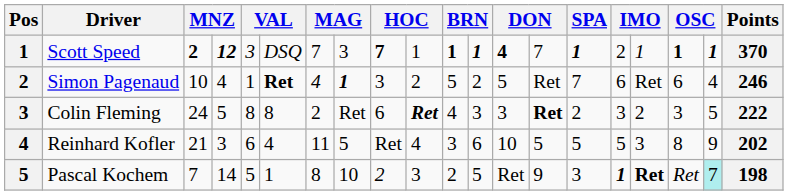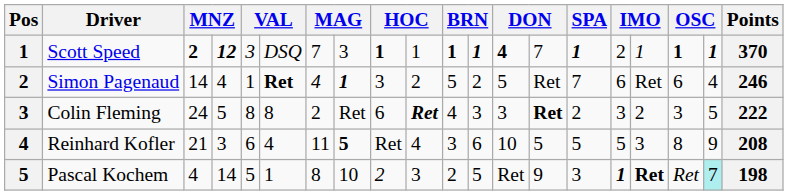(380, 50) 7 -> (380, 50) 1
(198, 81) 10 -> (198, 81) 14
(344, 143) normal -> (344, 143) bold
(753, 143) 202 -> (753, 143) 208
(193, 174) 7 -> (193, 174) 4
